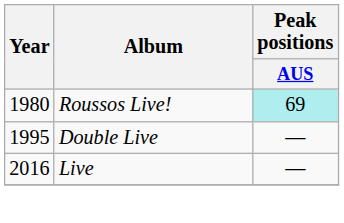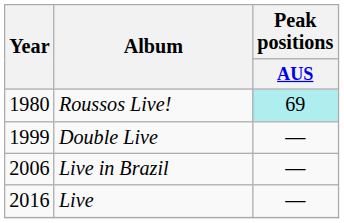(29, 137) 1995 -> (29, 137) 1999
+ row: (114, 169)
